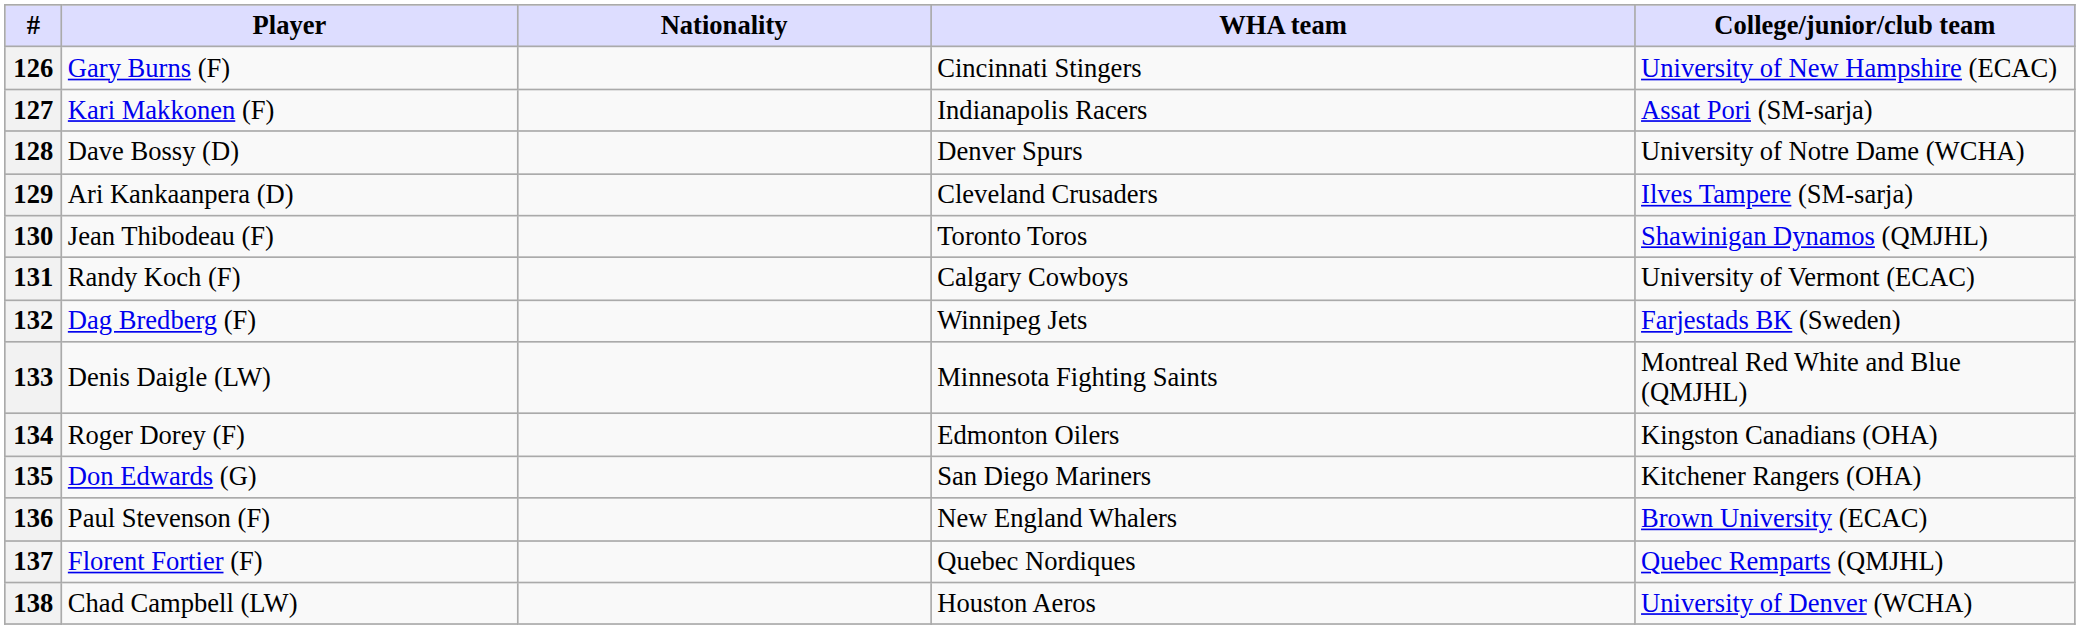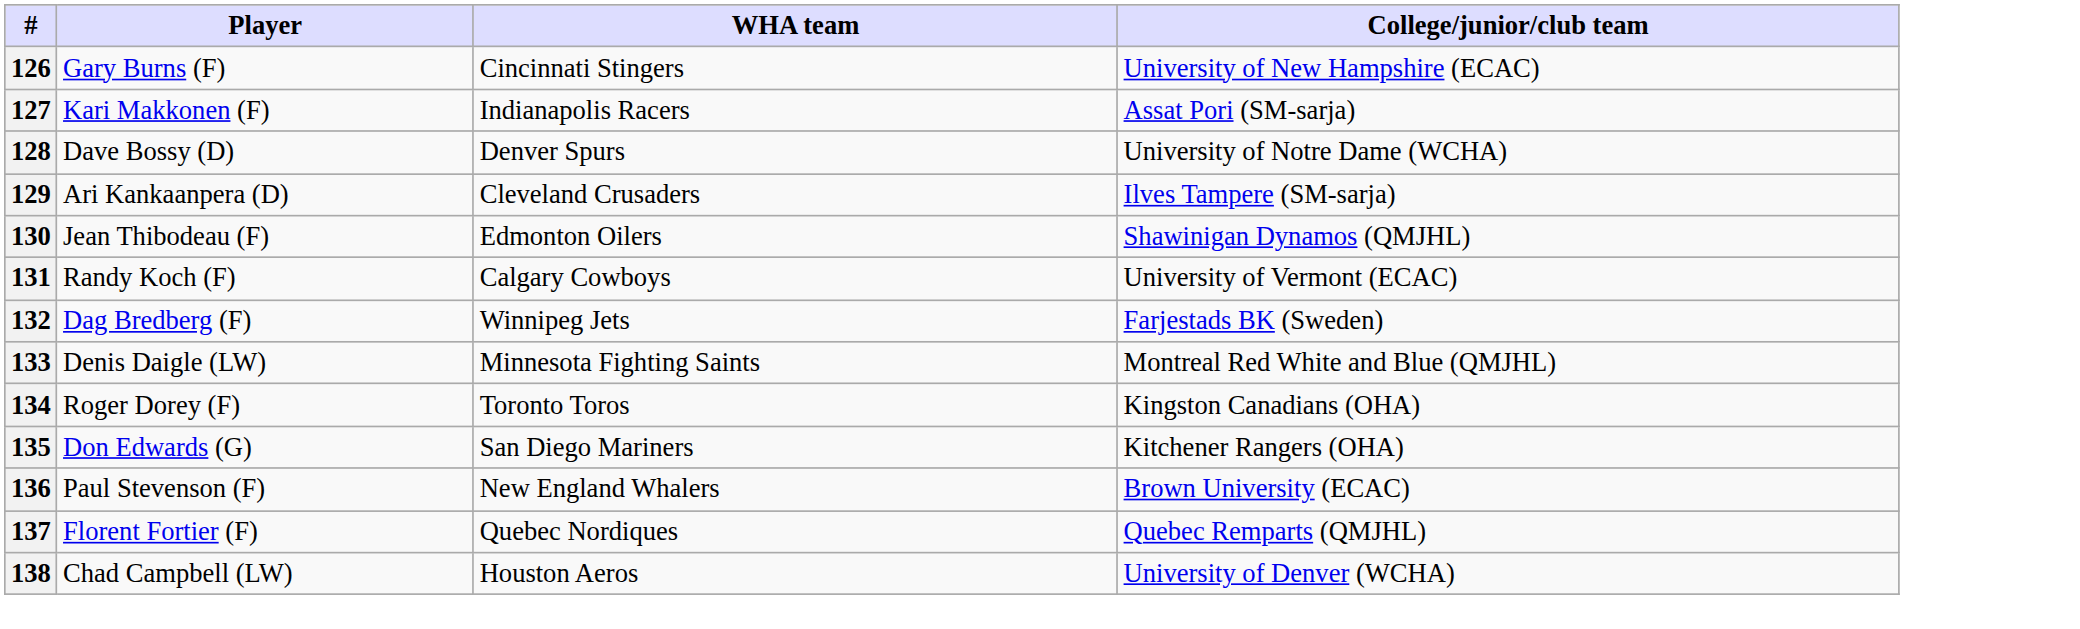- column: (724, 25)
(1012, 236) Toronto Toros -> (571, 236) Edmonton Oilers
(1028, 434) Edmonton Oilers -> (555, 404) Toronto Toros
